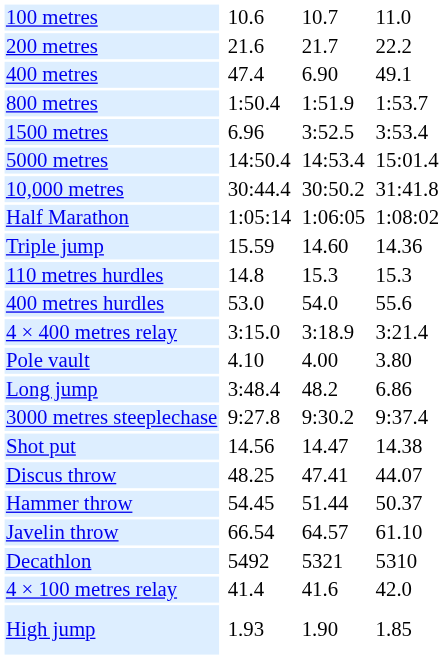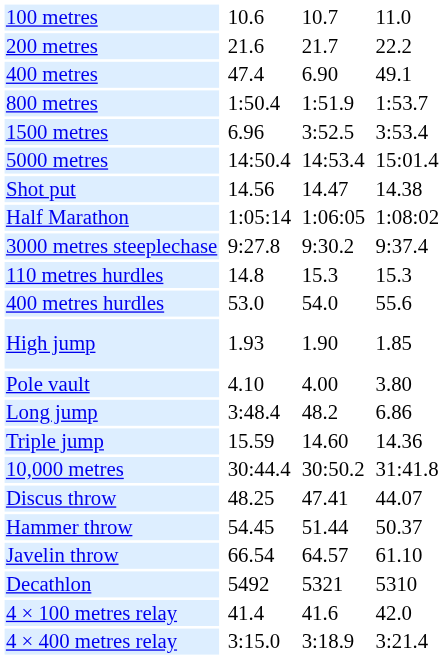rows swapped: (65, 189) <-> (41, 446)
rows swapped: (112, 417) <-> (55, 246)
rows swapped: (51, 629) <-> (91, 332)
